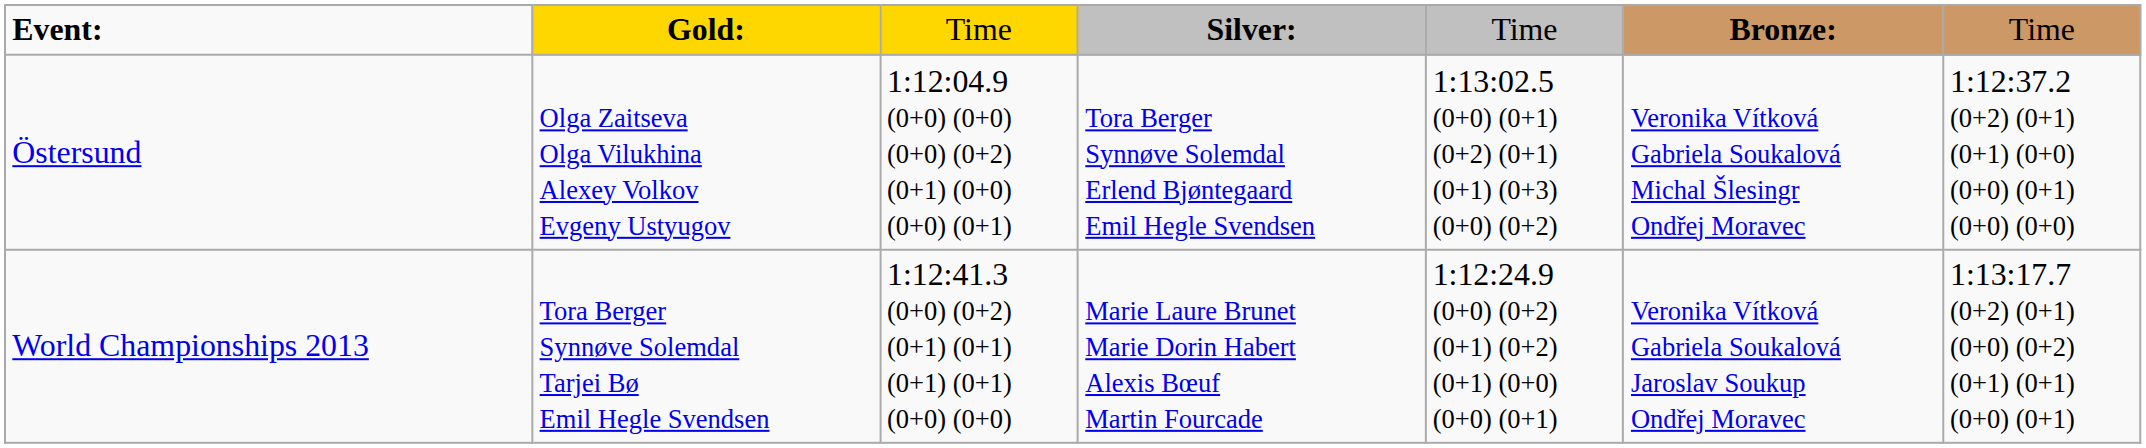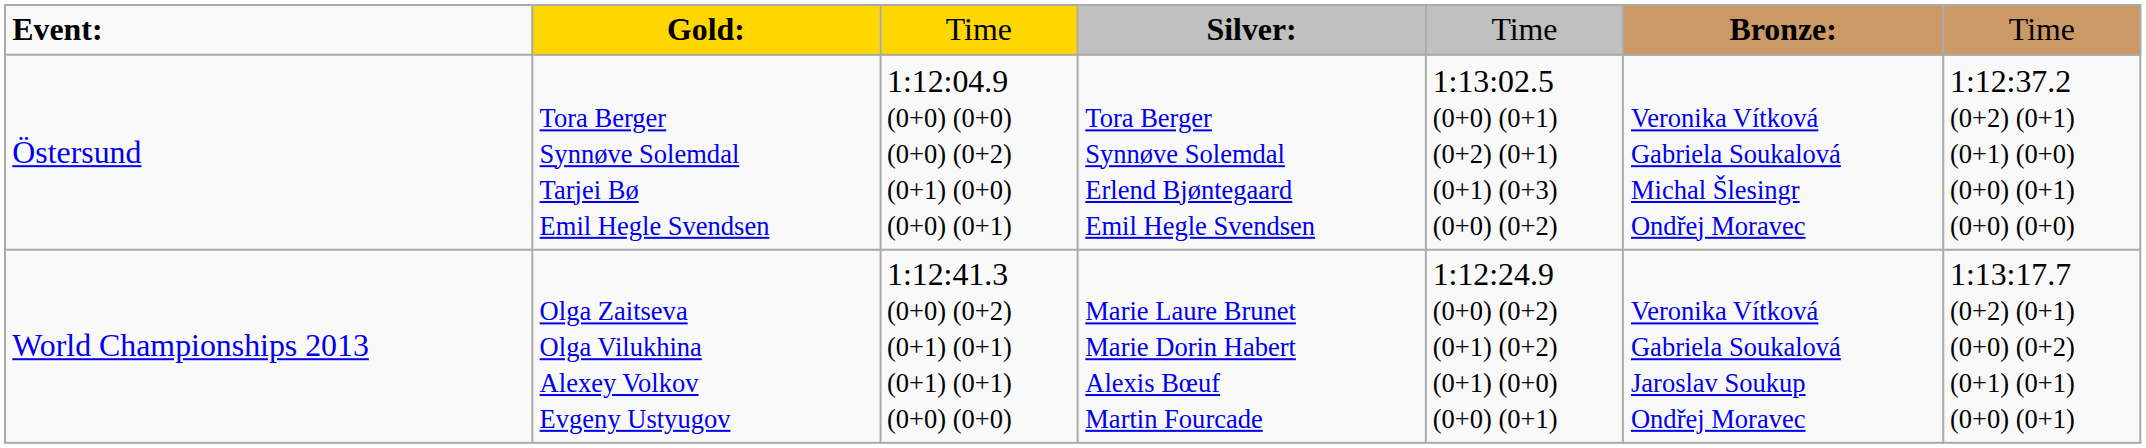(635, 171) Olga Zaitseva Olga Vilukhina Alexey Volkov Evgeny Ustyugov -> (655, 171) Tora Berger Synnøve Solemdal Tarjei Bø Emil Hegle Svendsen
(655, 365) Tora Berger Synnøve Solemdal Tarjei Bø Emil Hegle Svendsen -> (635, 365) Olga Zaitseva Olga Vilukhina Alexey Volkov Evgeny Ustyugov
